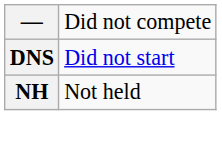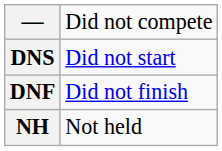+ row: (32, 92)
